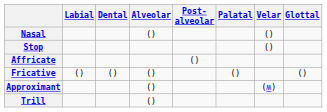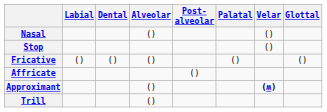rows swapped: (33, 60) <-> (33, 74)
(269, 87) normal -> (269, 87) bold
